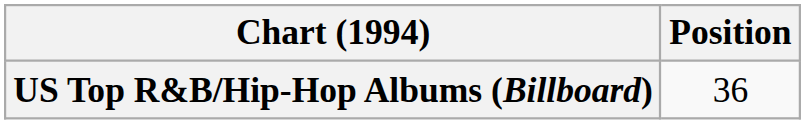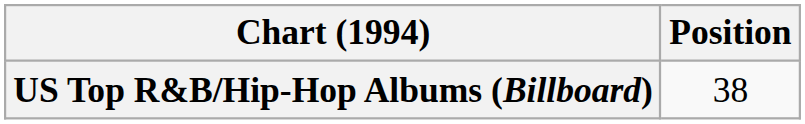(730, 88) 36 -> (730, 88) 38
